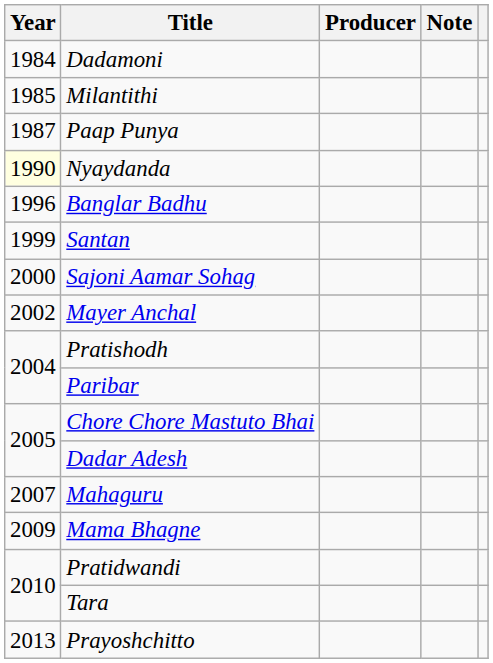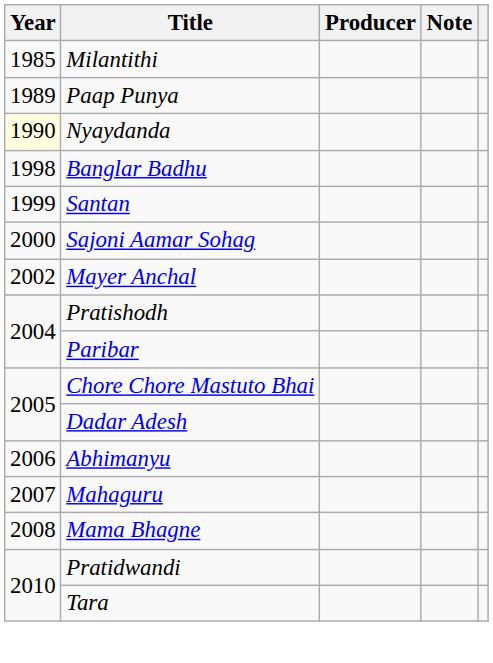- row: (115, 58)
(33, 131) 1987 -> (33, 95) 1989
(33, 204) 1996 -> (33, 167) 1998
+ row: (118, 458)
(33, 530) 2009 -> (33, 530) 2008
- row: (130, 639)
